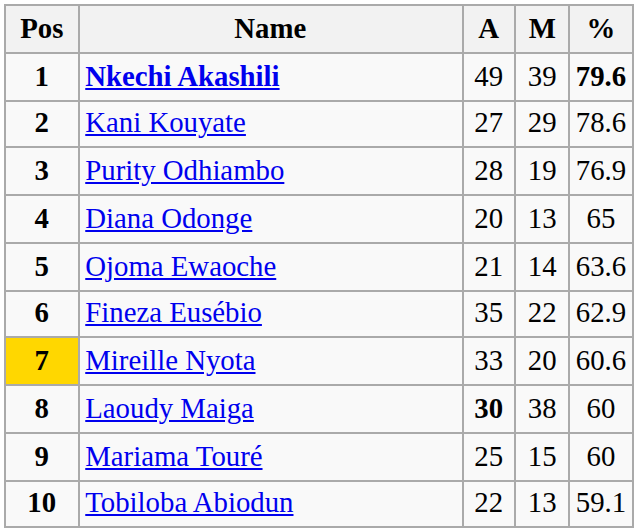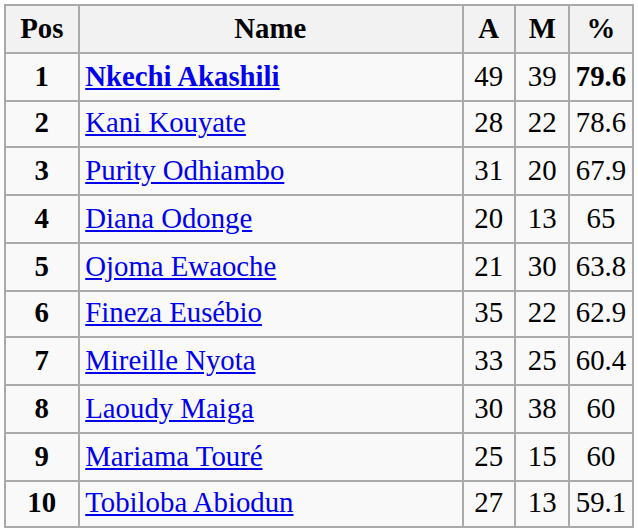(489, 123) 27 -> (489, 123) 28
(542, 123) 29 -> (542, 123) 22
(489, 171) 28 -> (489, 171) 31
(542, 171) 19 -> (542, 171) 20
(601, 171) 76.9 -> (601, 171) 67.9
(542, 266) 14 -> (542, 266) 30
(601, 266) 63.6 -> (601, 266) 63.8
(42, 361) gold background -> (42, 361) no background
(542, 361) 20 -> (542, 361) 25
(601, 361) 60.6 -> (601, 361) 60.4
(489, 408) bold -> (489, 408) normal
(489, 503) 22 -> (489, 503) 27
